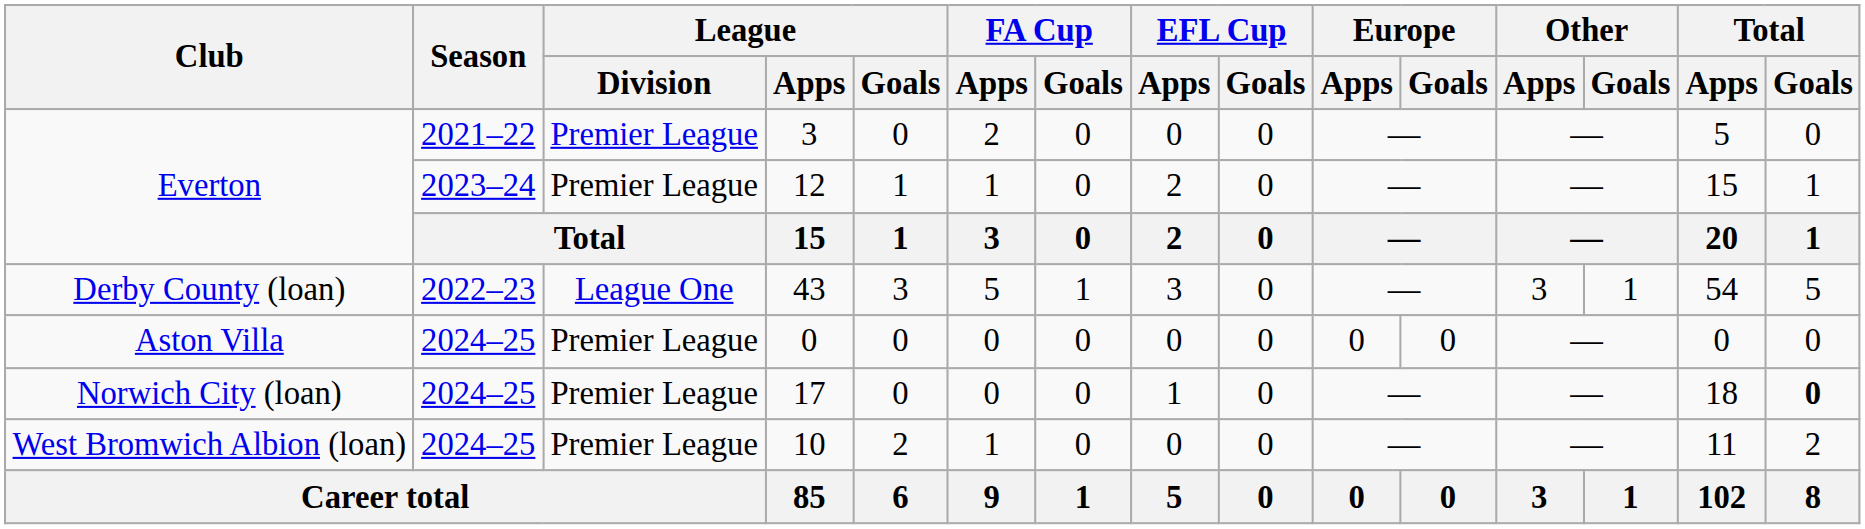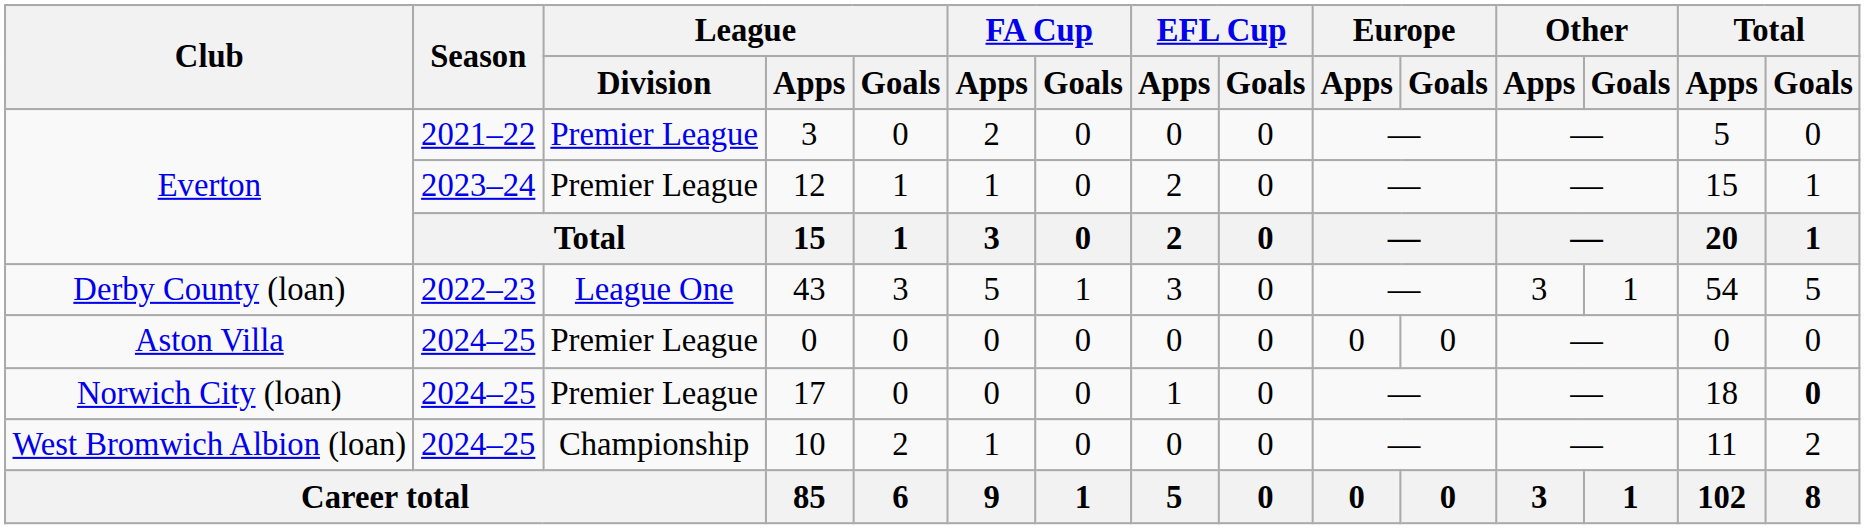(654, 444) Premier League -> (654, 444) Championship
